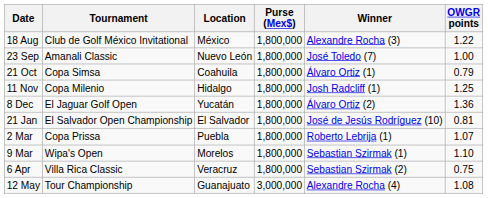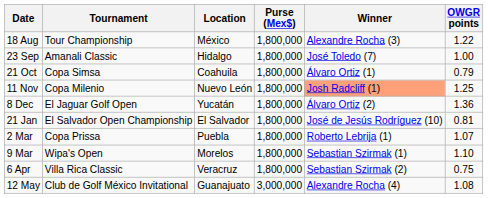(116, 40) Club de Golf México Invitational -> (89, 40) Tour Championship
(225, 56) Nuevo León -> (214, 56) Hidalgo
(214, 88) Hidalgo -> (225, 88) Nuevo León
(343, 88) no background -> (343, 88) lightsalmon background
(89, 185) Tour Championship -> (116, 185) Club de Golf México Invitational
